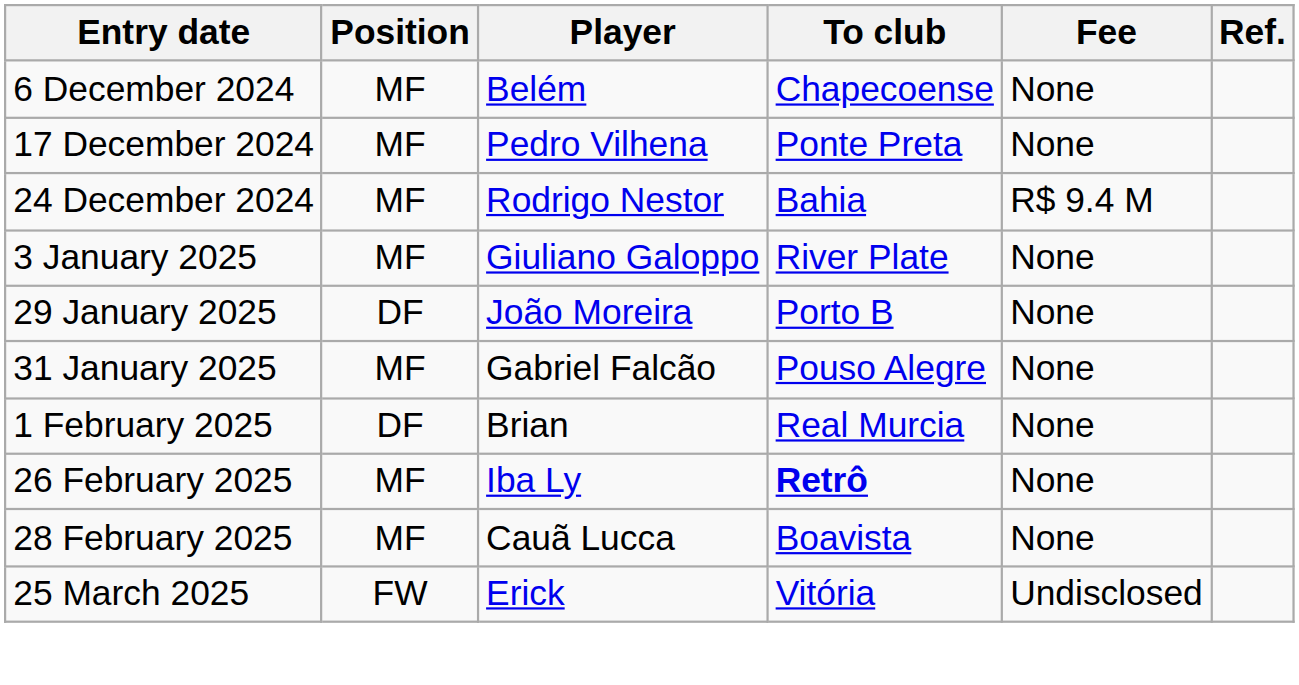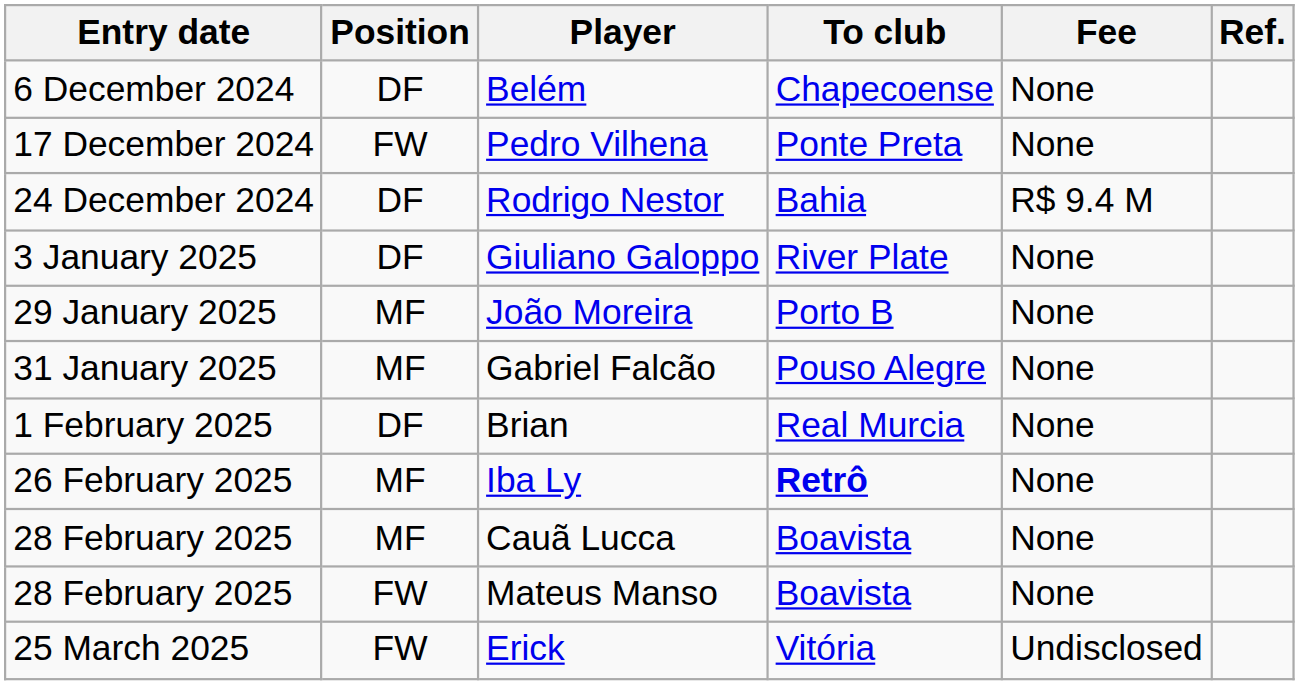(400, 88) MF -> (400, 88) DF
(400, 144) MF -> (400, 144) FW
(400, 200) MF -> (400, 200) DF
(400, 256) MF -> (400, 256) DF
(400, 312) DF -> (400, 312) MF
+ row: (602, 593)
